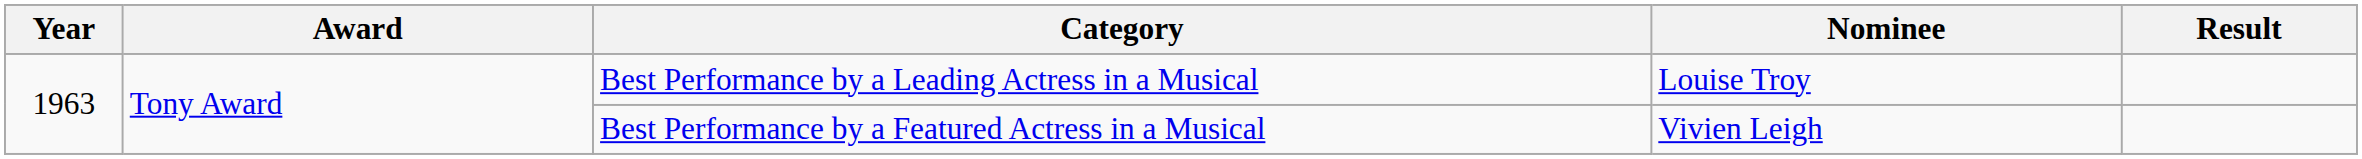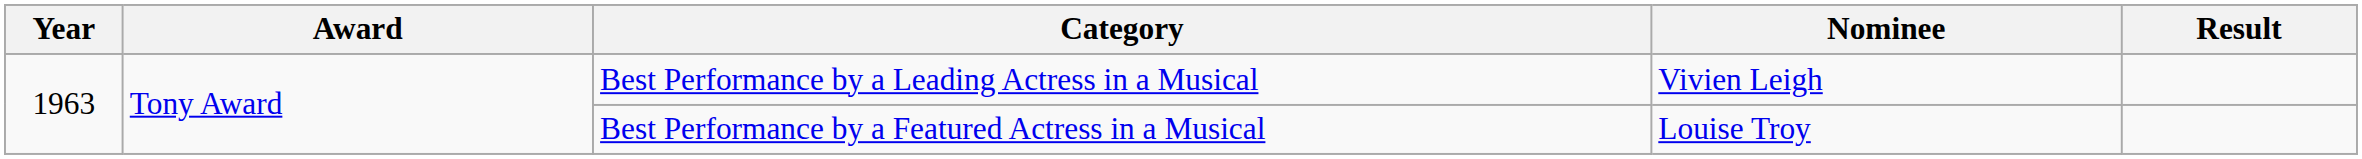(1735, 79) Louise Troy -> (1741, 79) Vivien Leigh
(1741, 128) Vivien Leigh -> (1735, 128) Louise Troy
